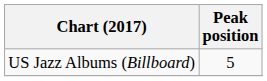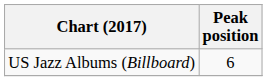(230, 62) 5 -> (230, 62) 6
